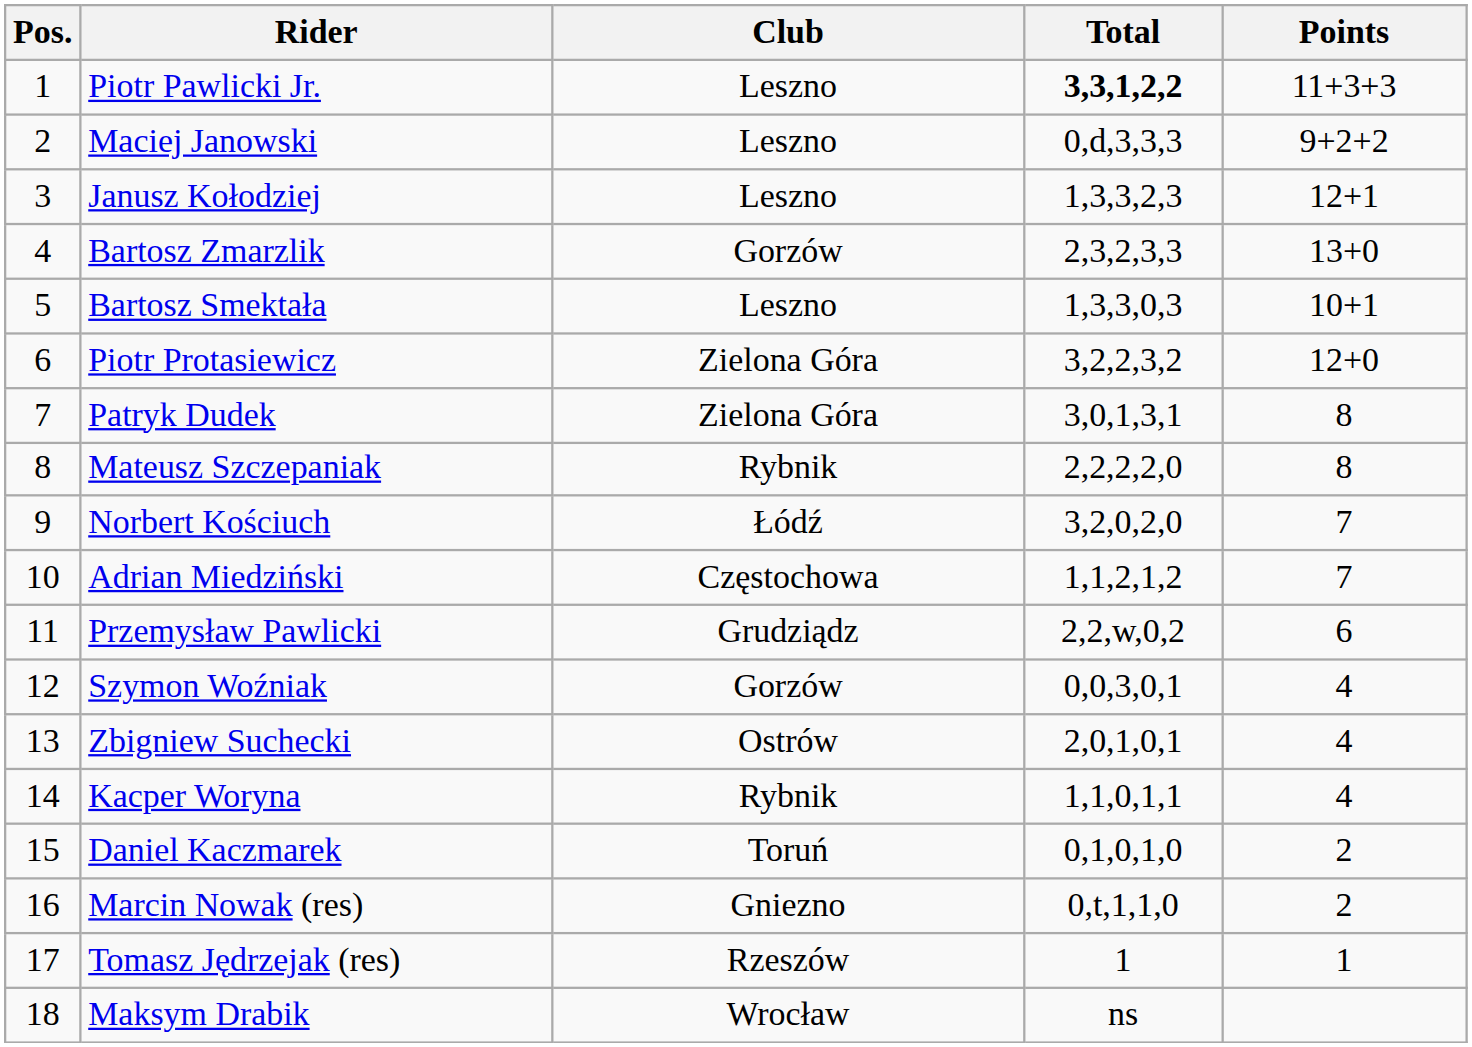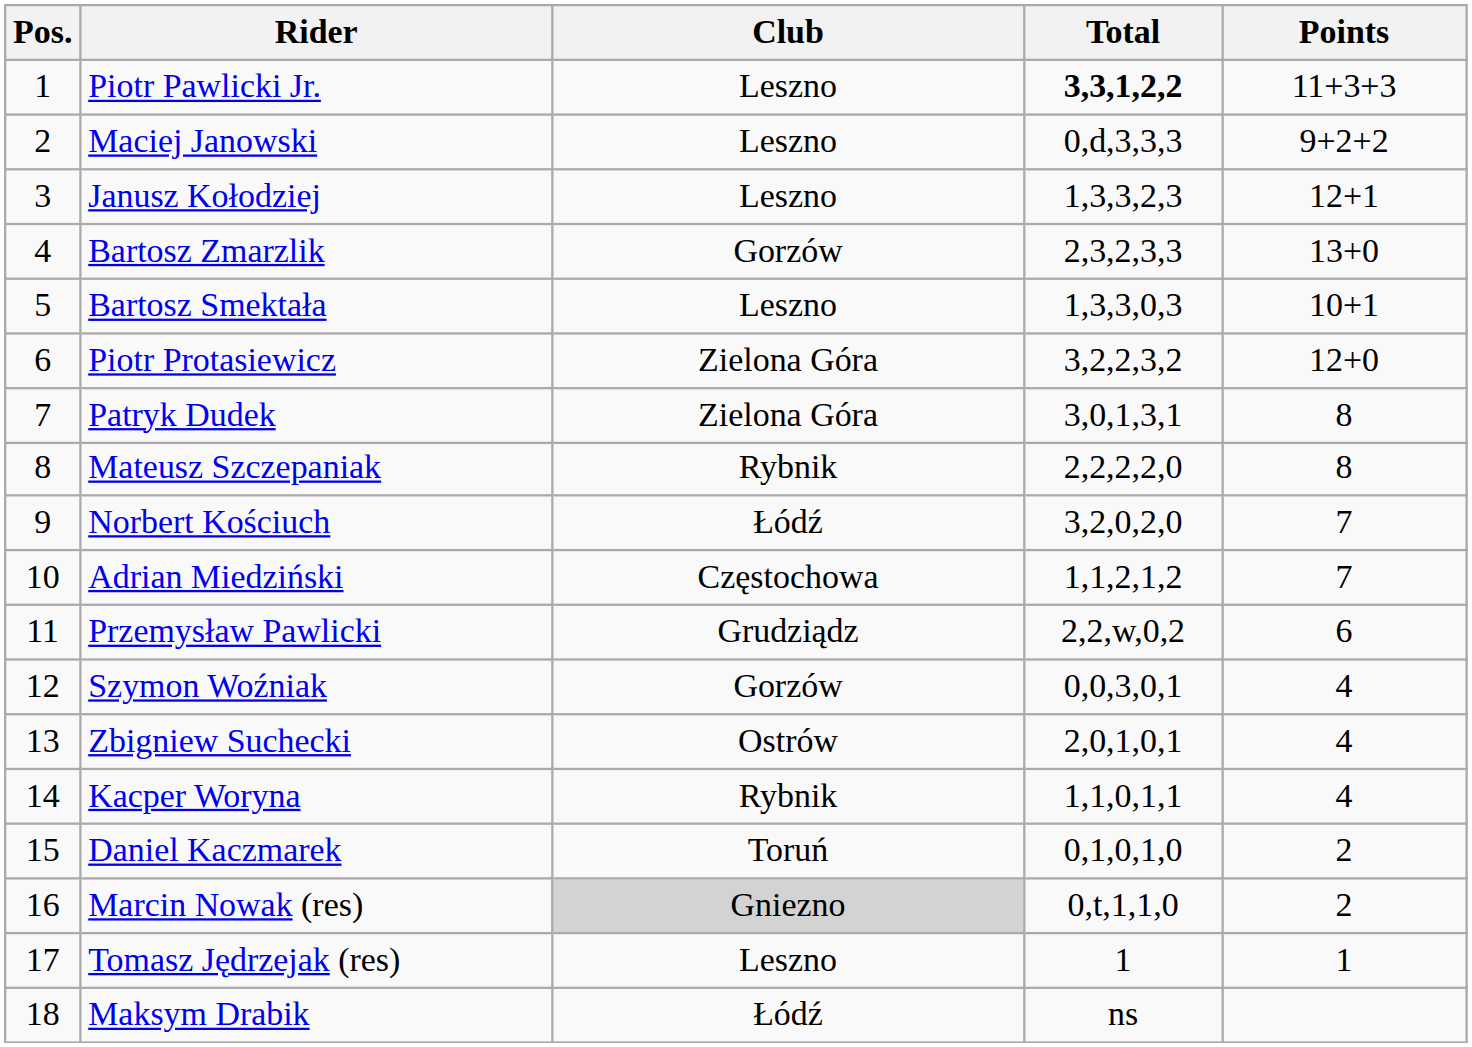(788, 904) no background -> (788, 904) lightgrey background
(788, 959) Rzeszów -> (788, 959) Leszno
(788, 1014) Wrocław -> (788, 1014) Łódź
